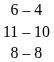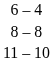rows swapped: (26, 53) <-> (26, 31)
